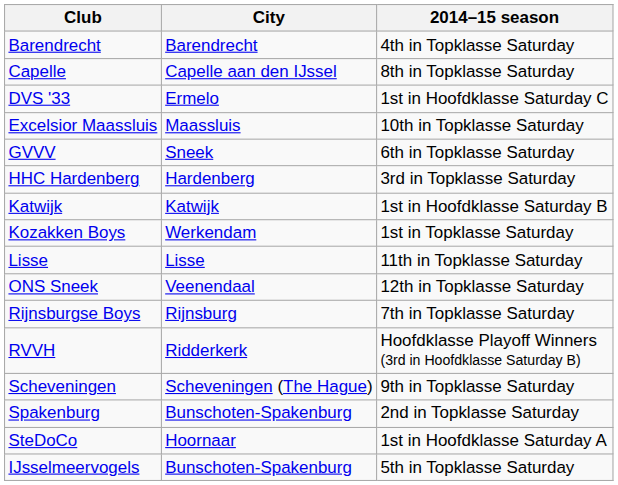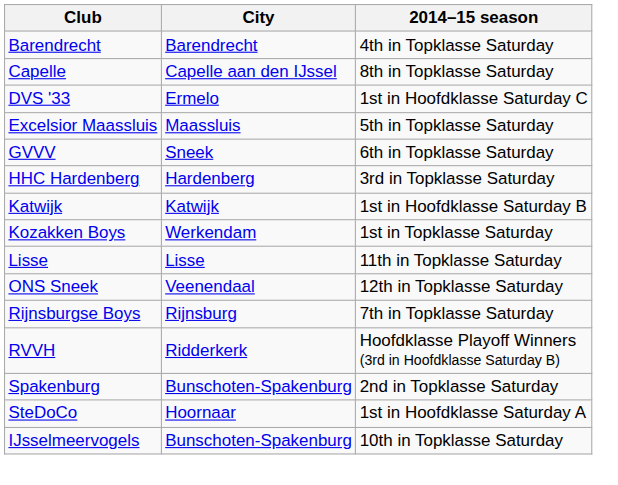(482, 125) 10th in Topklasse Saturday -> (457, 125) 5th in Topklasse Saturday
- row: (62, 386)
(477, 467) 5th in Topklasse Saturday -> (461, 440) 10th in Topklasse Saturday
